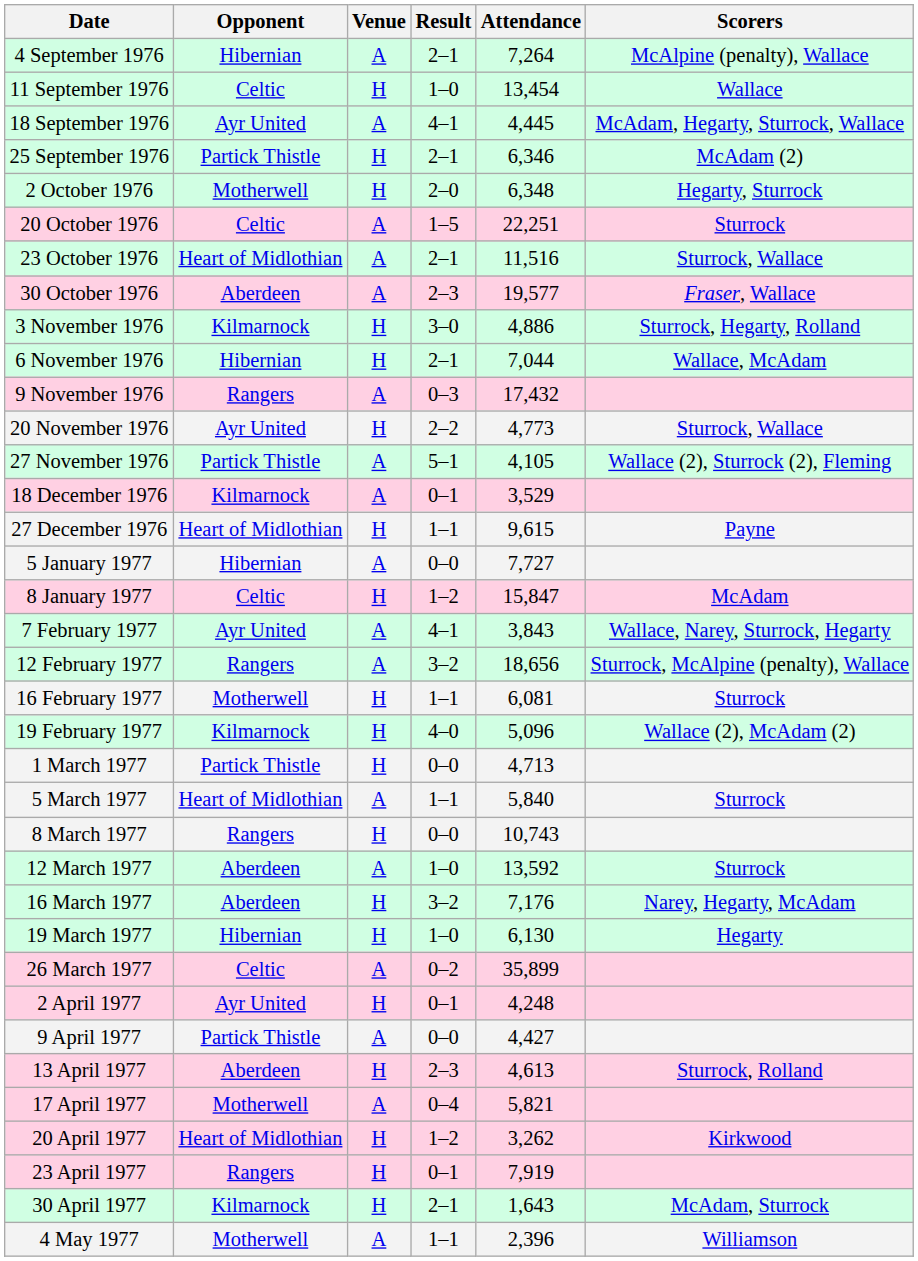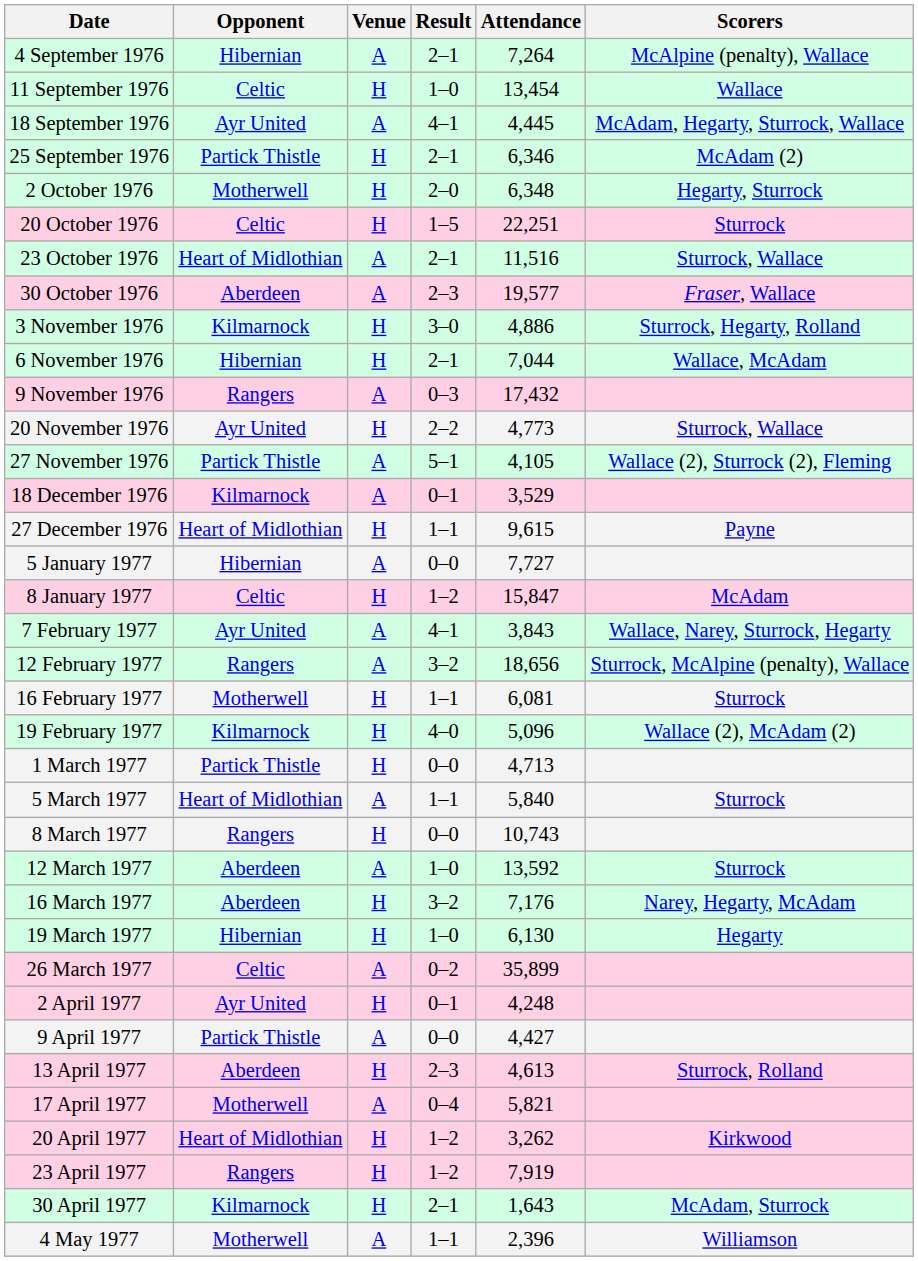(379, 224) A -> (379, 224) H
(443, 1171) 0–1 -> (443, 1171) 1–2
